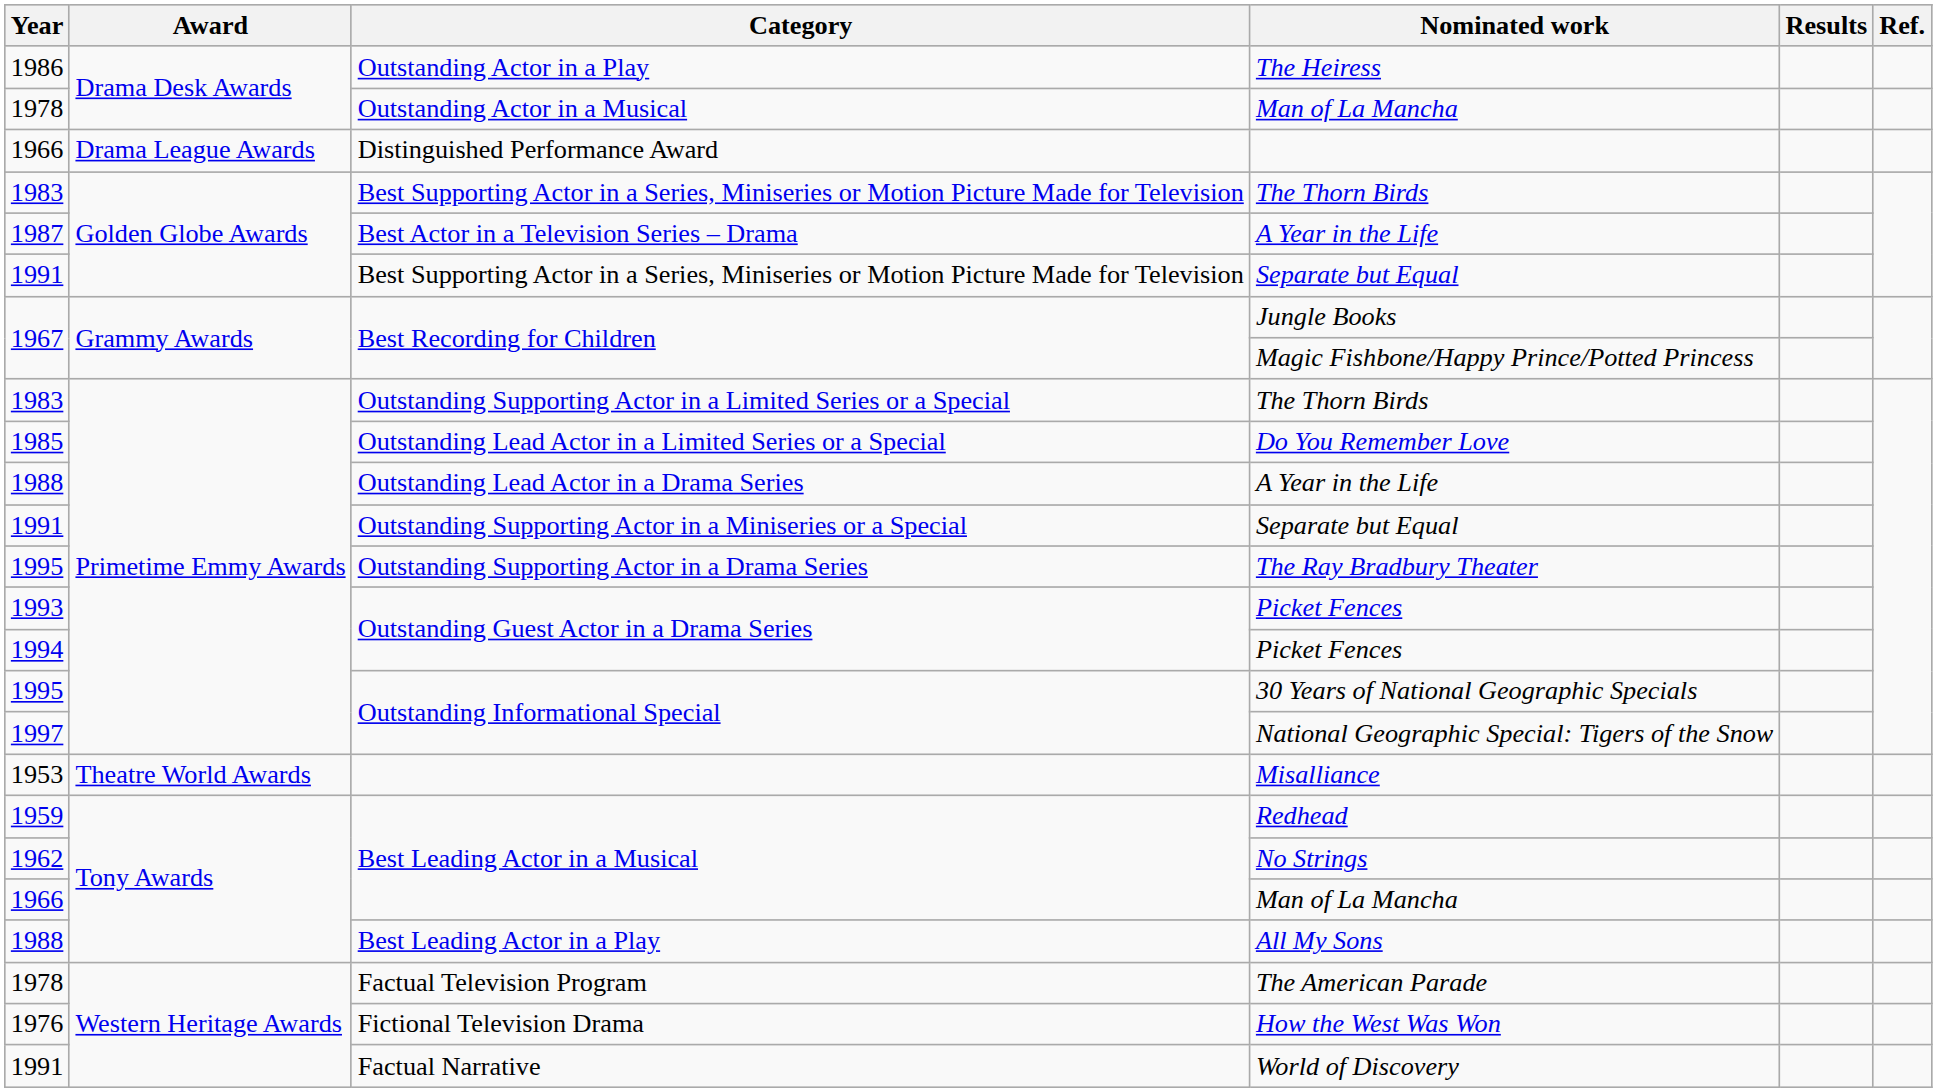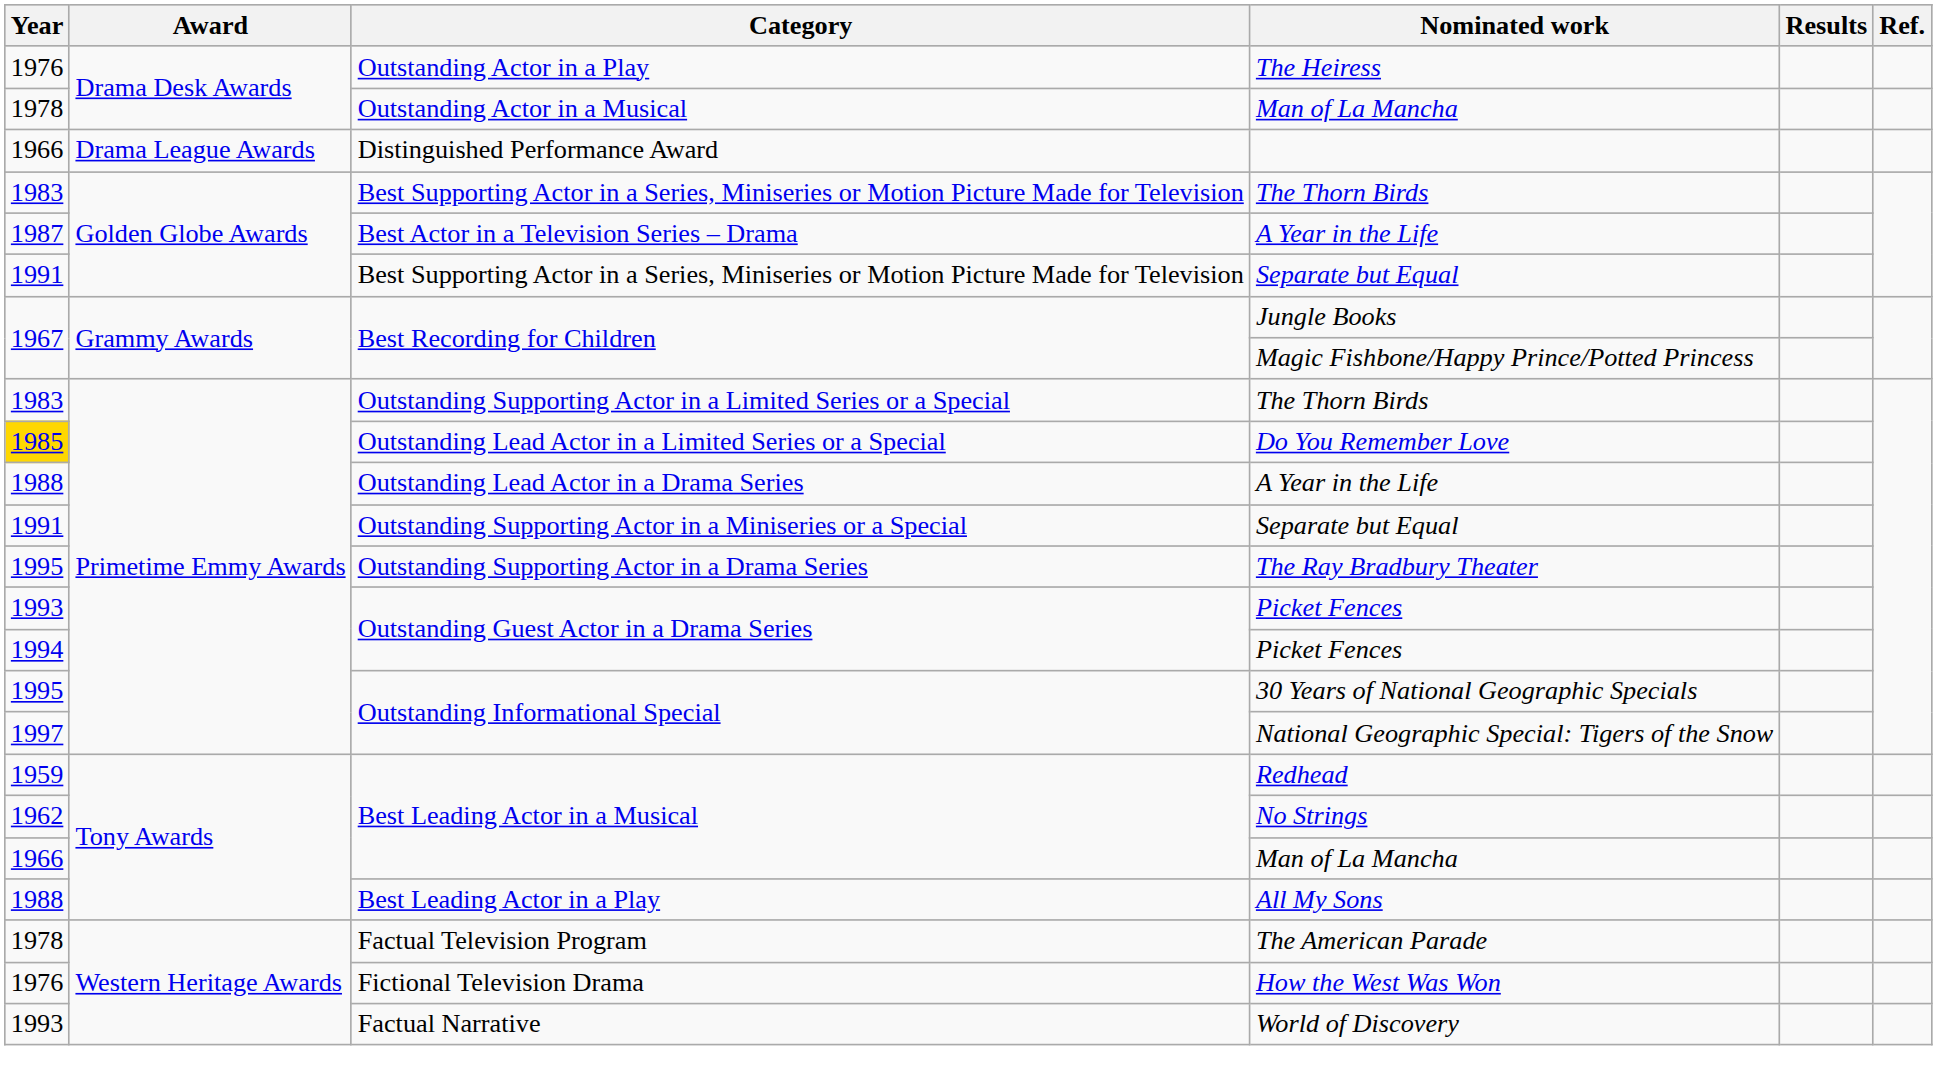(37, 66) 1986 -> (37, 66) 1976
(37, 441) no background -> (37, 441) gold background
- row: (801, 775)
(37, 1065) 1991 -> (37, 1024) 1993
